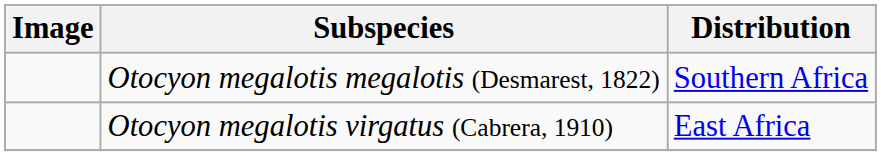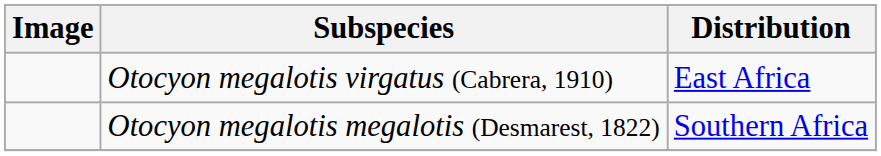rows swapped: (384, 77) <-> (360, 125)
